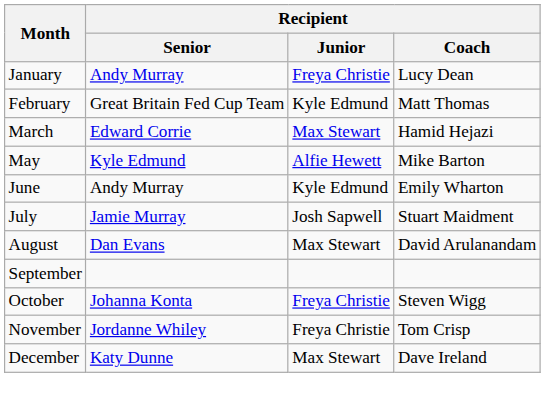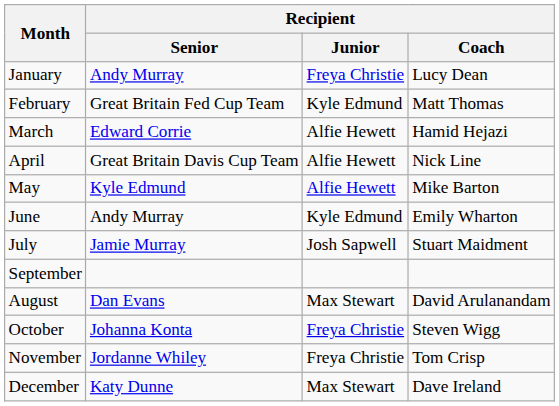(336, 132) Max Stewart -> (351, 132) Alfie Hewett
+ row: (27, 160)
rows swapped: (33, 245) <-> (45, 273)
